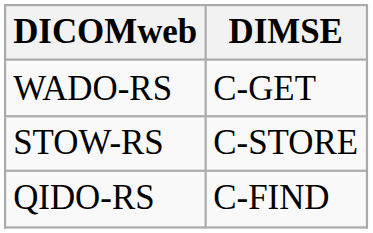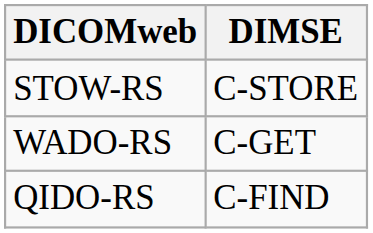rows swapped: (93, 87) <-> (88, 142)
